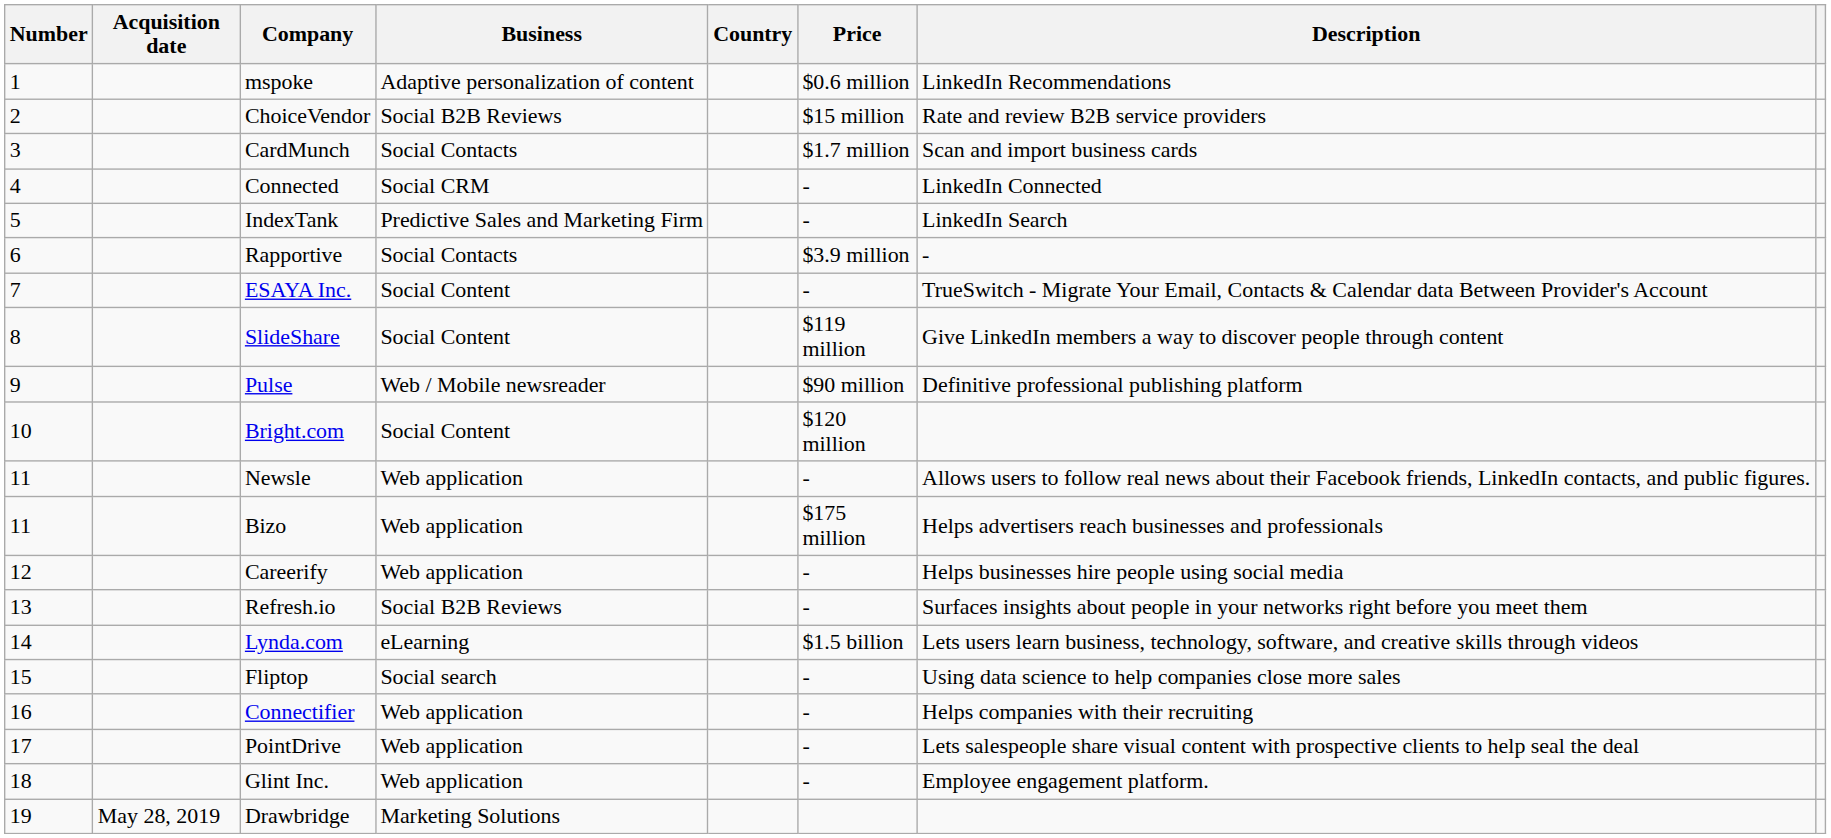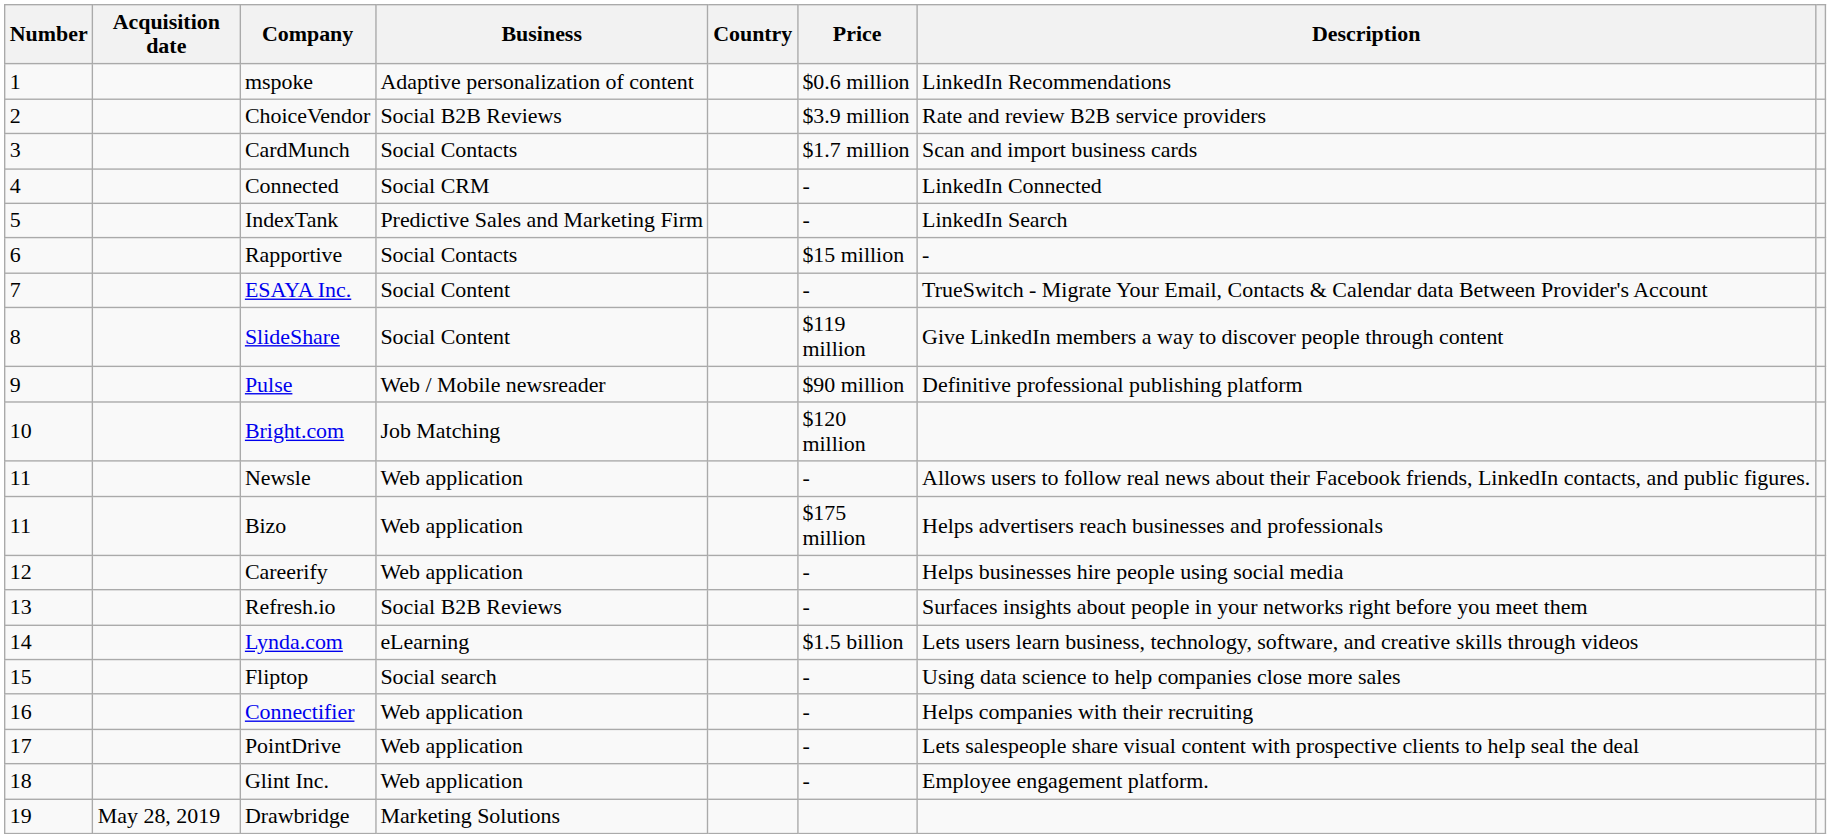(853, 116) $15 million -> (856, 116) $3.9 million
(856, 255) $3.9 million -> (853, 255) $15 million
(445, 431) Social Content -> (440, 431) Job Matching
